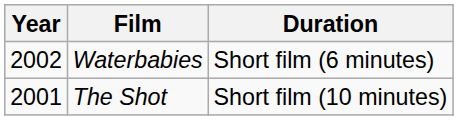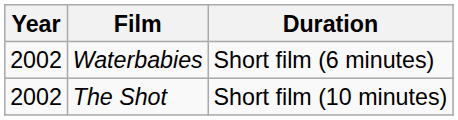(36, 97) 2001 -> (36, 97) 2002
